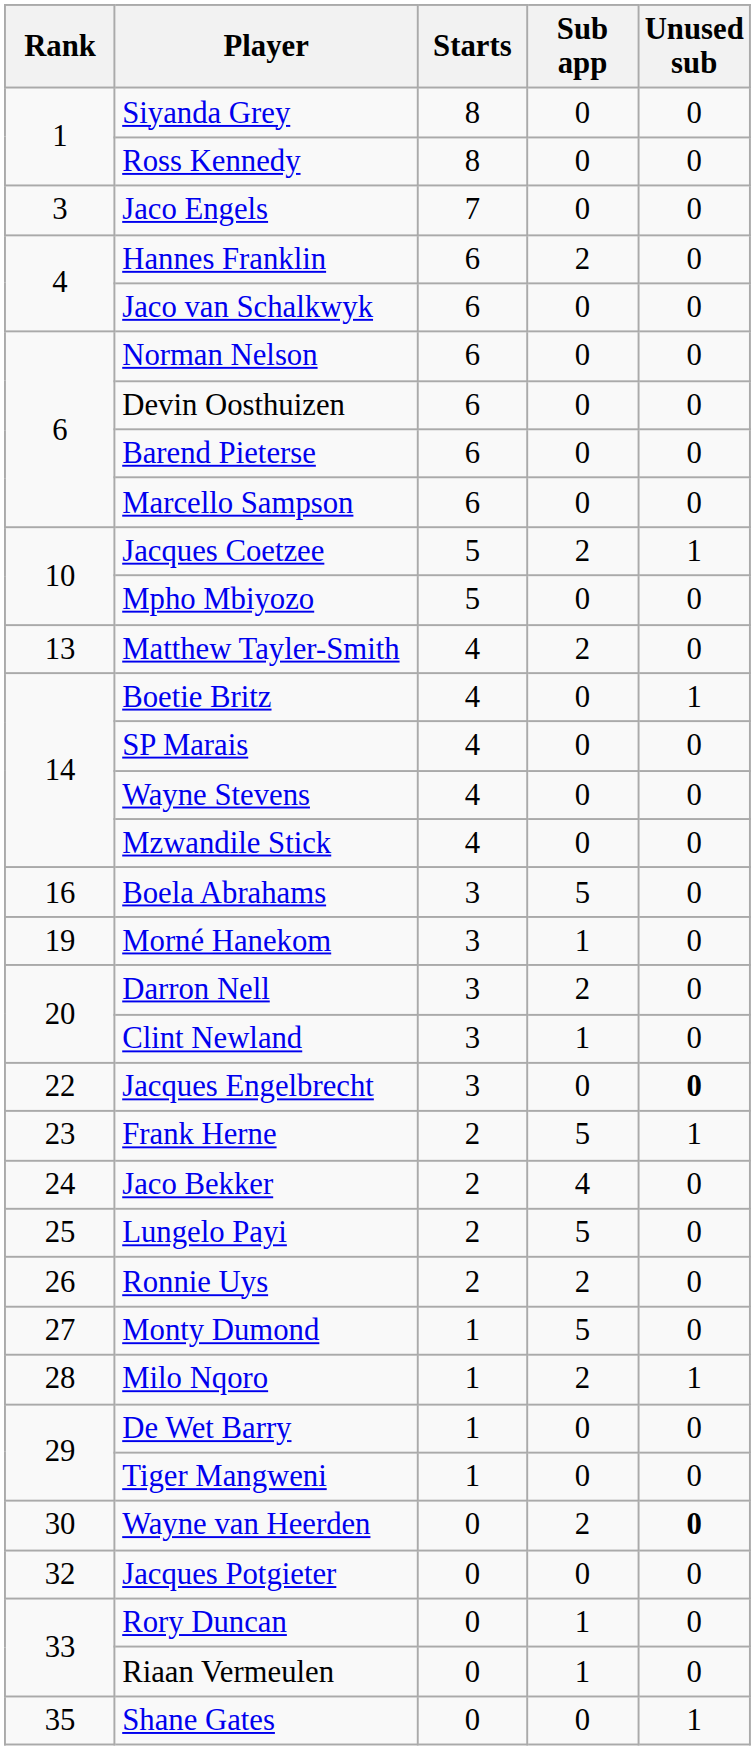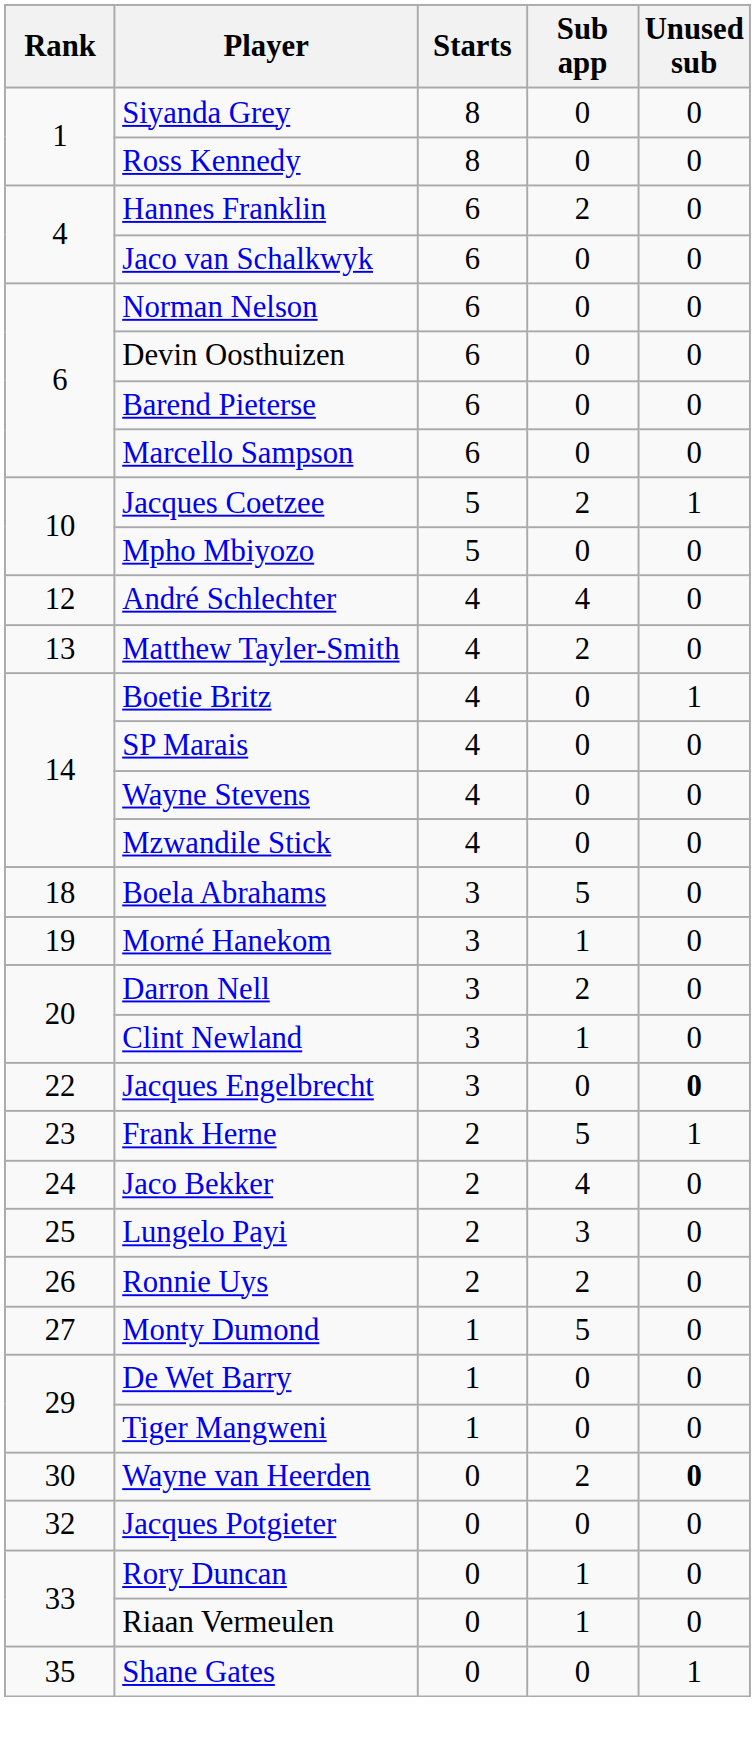- row: (195, 209)
+ row: (229, 599)
(60, 891) 16 -> (60, 891) 18
(583, 1232) 5 -> (583, 1232) 3
- row: (195, 1378)
